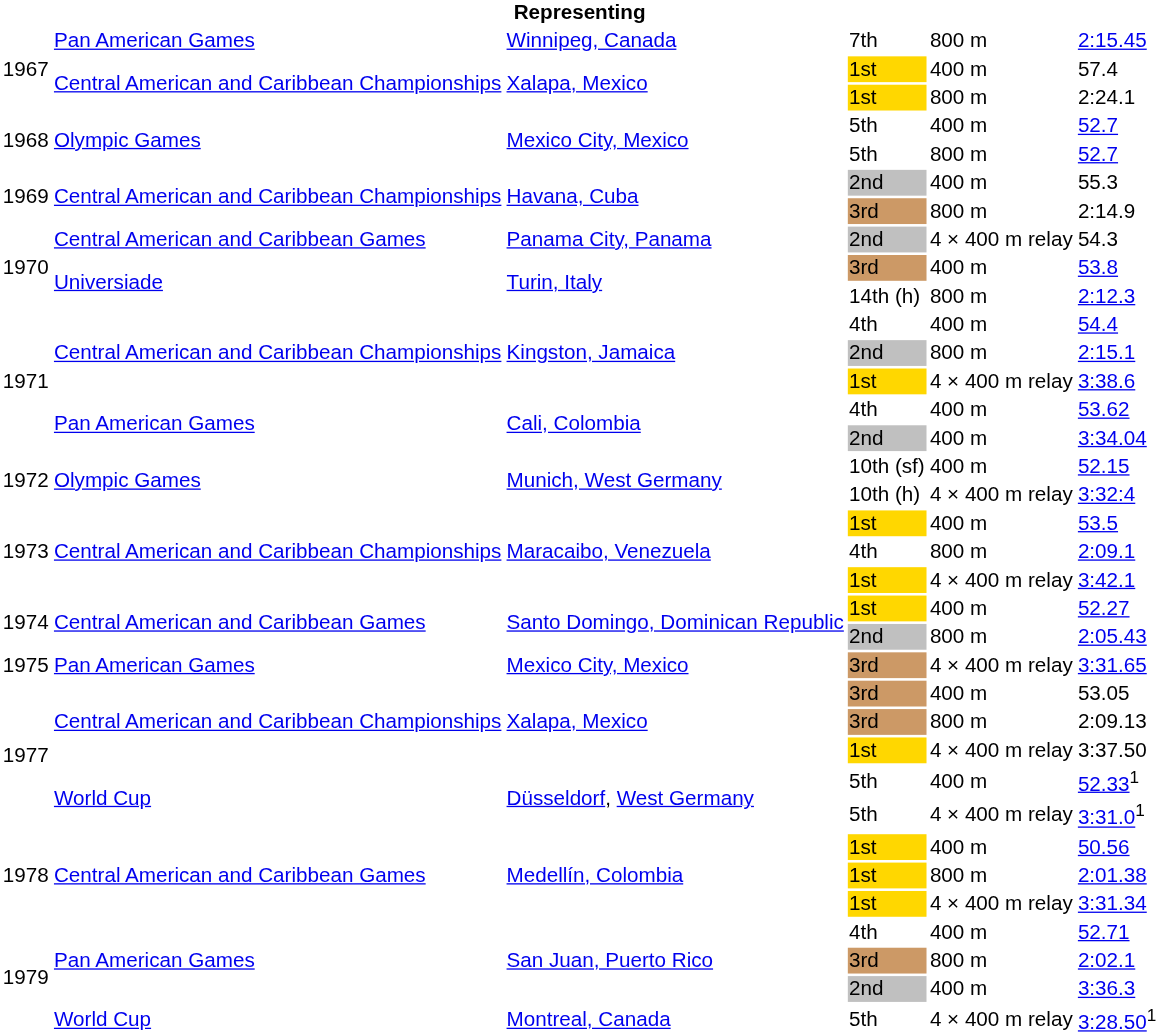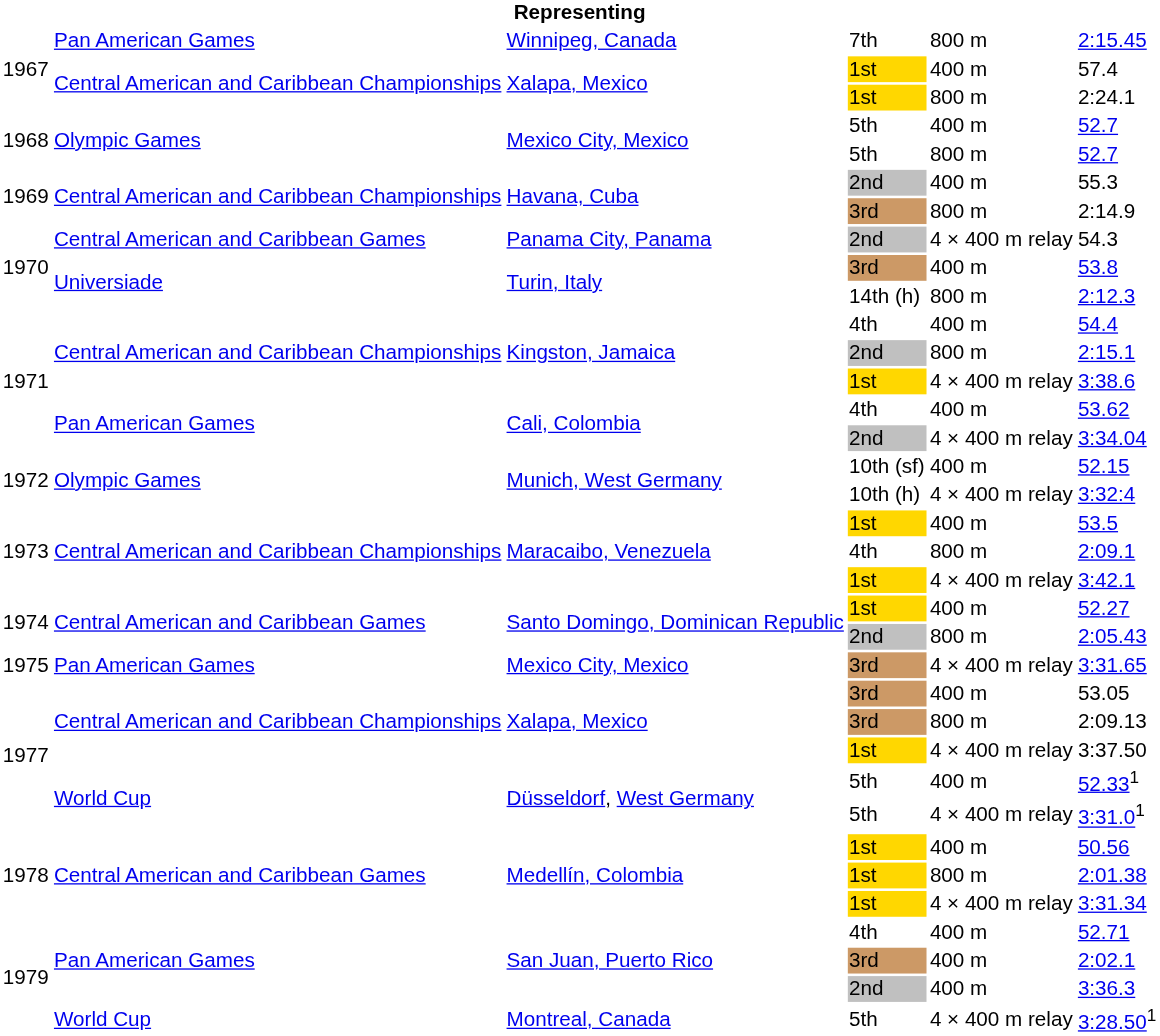(959, 438) 400 m -> (1001, 438) 4 × 400 m relay
(959, 960) 800 m -> (959, 960) 400 m
